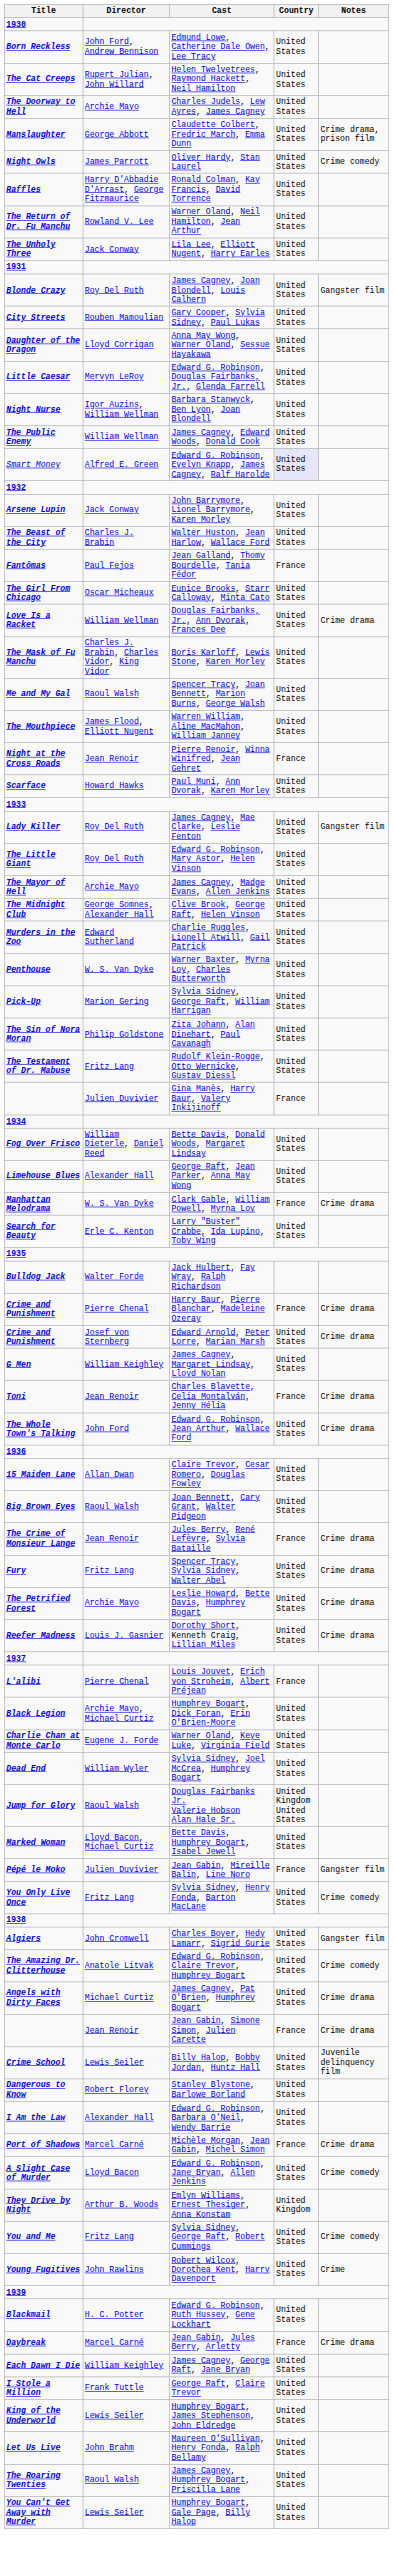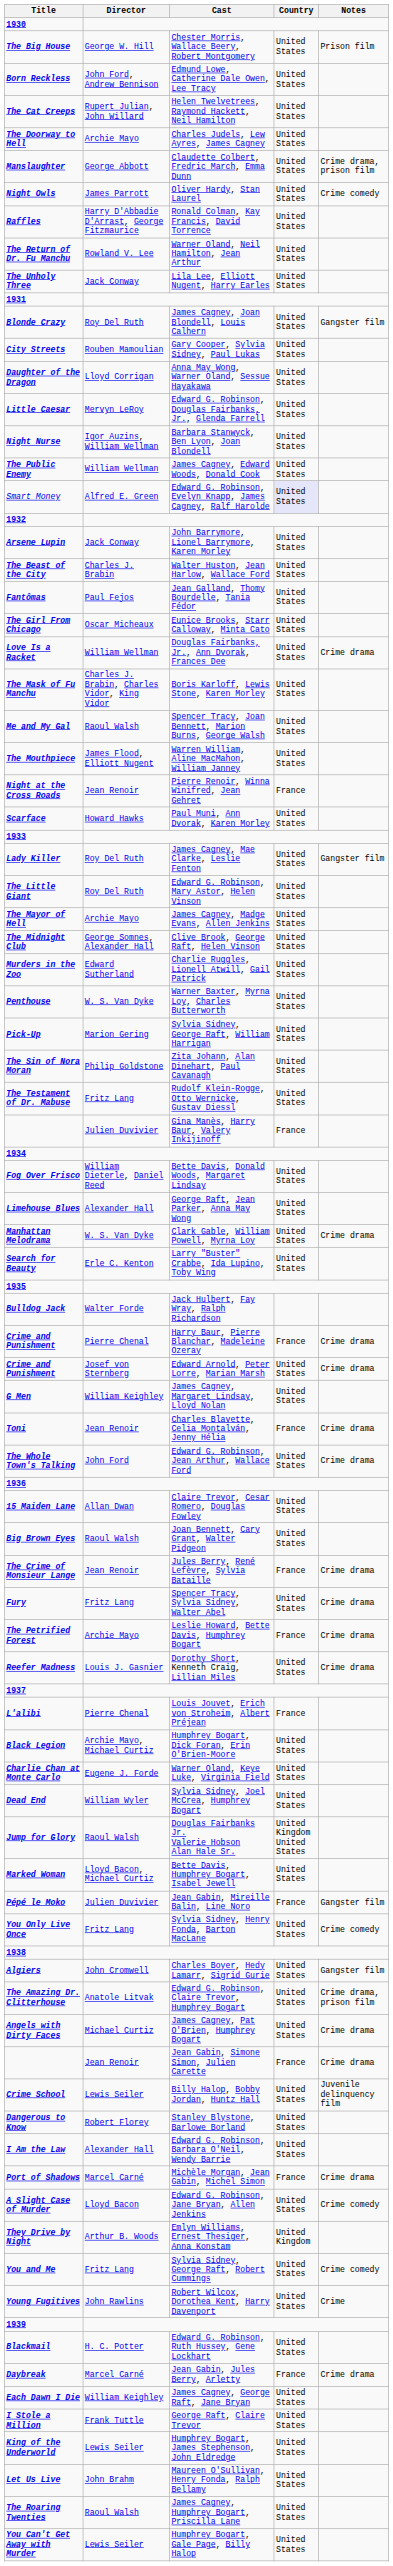+ row: (38, 47)
(291, 565) France -> (291, 598) United States
(291, 1204) France -> (291, 1236) United States
(291, 1603) United States -> (291, 1636) France
(350, 1966) Crime comedy -> (350, 1998) Crime drama, prison film
